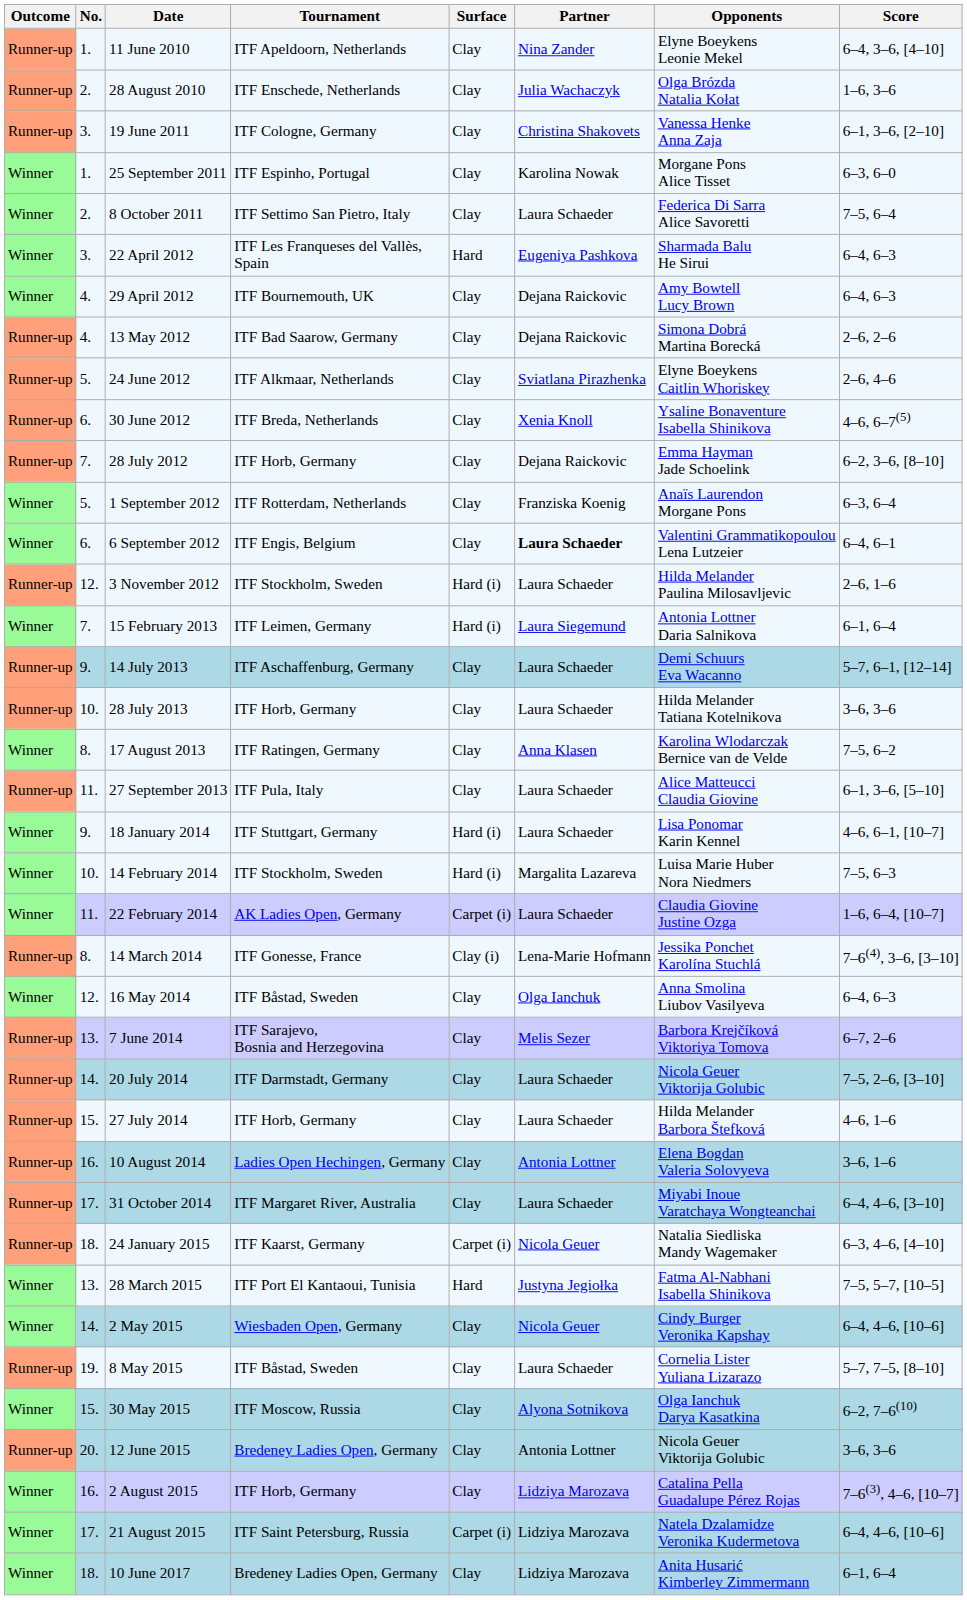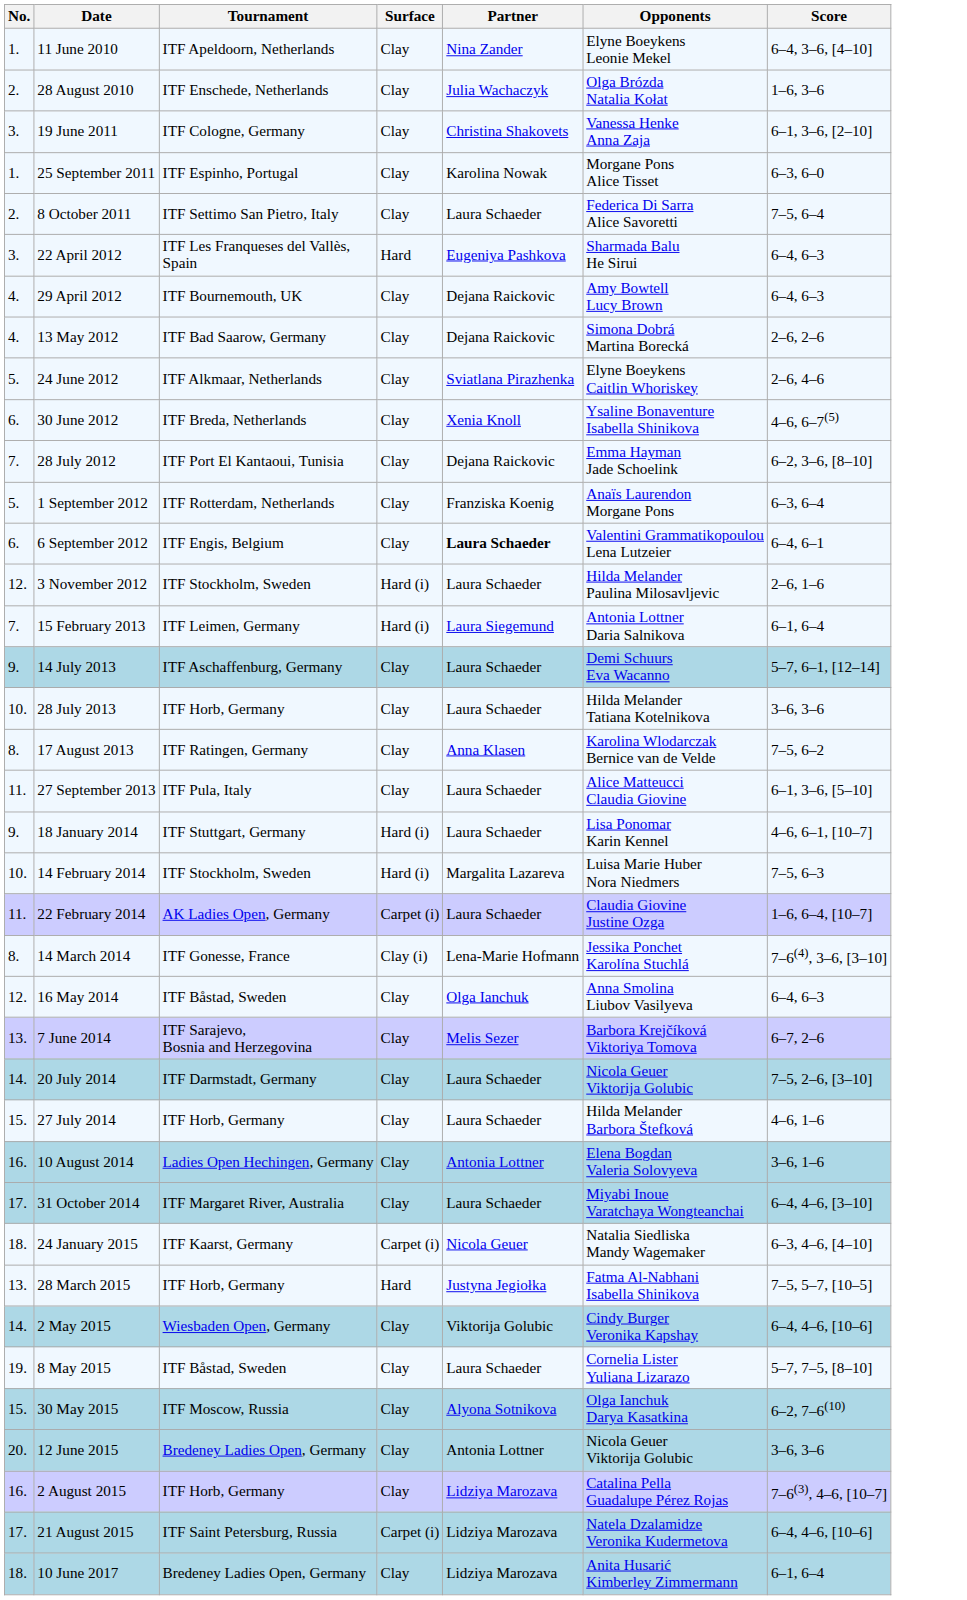- column: (40, 16)
(295, 461) ITF Horb, Germany -> (253, 461) ITF Port El Kantaoui, Tunisia
(325, 1285) ITF Port El Kantaoui, Tunisia -> (224, 1285) ITF Horb, Germany
(559, 1326) Nicola Geuer -> (500, 1326) Viktorija Golubic
